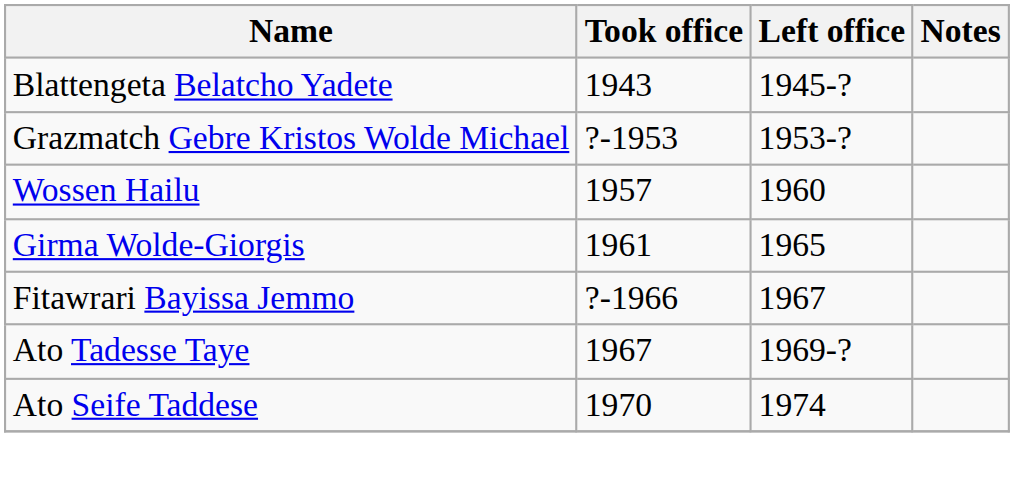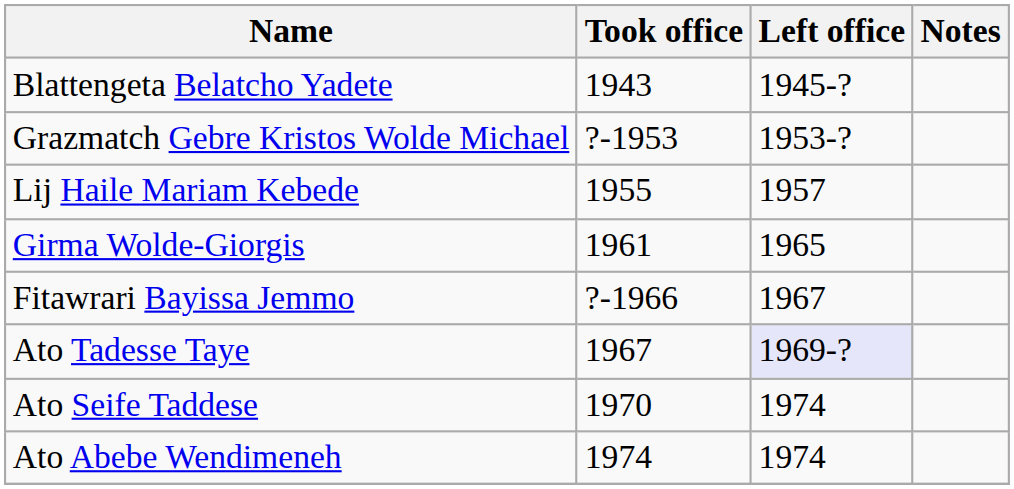+ row: (186, 191)
- row: (106, 191)
(805, 350) no background -> (805, 350) lavender background
+ row: (177, 457)
